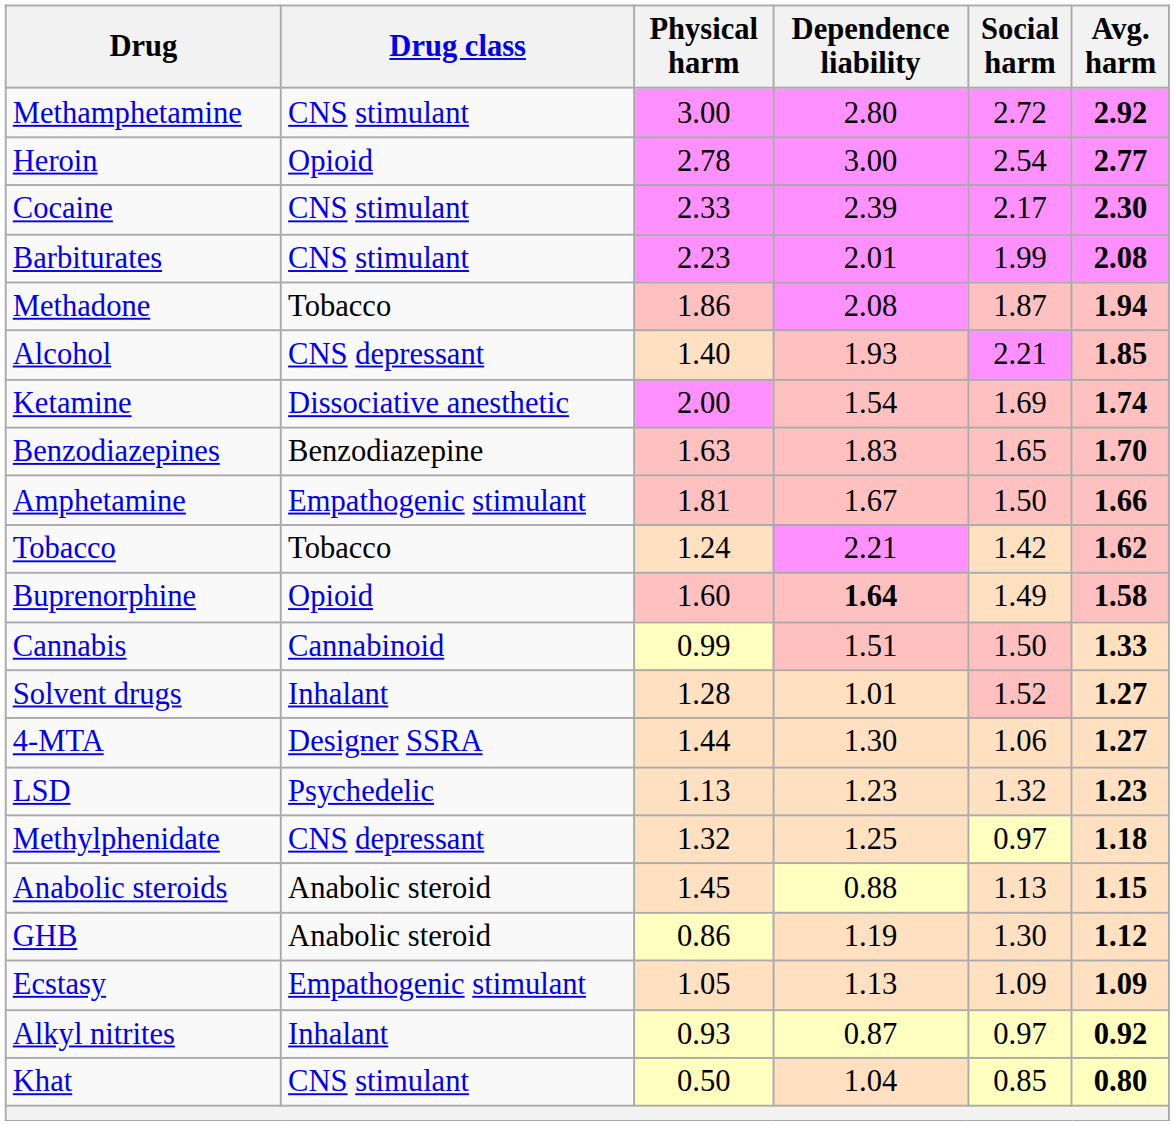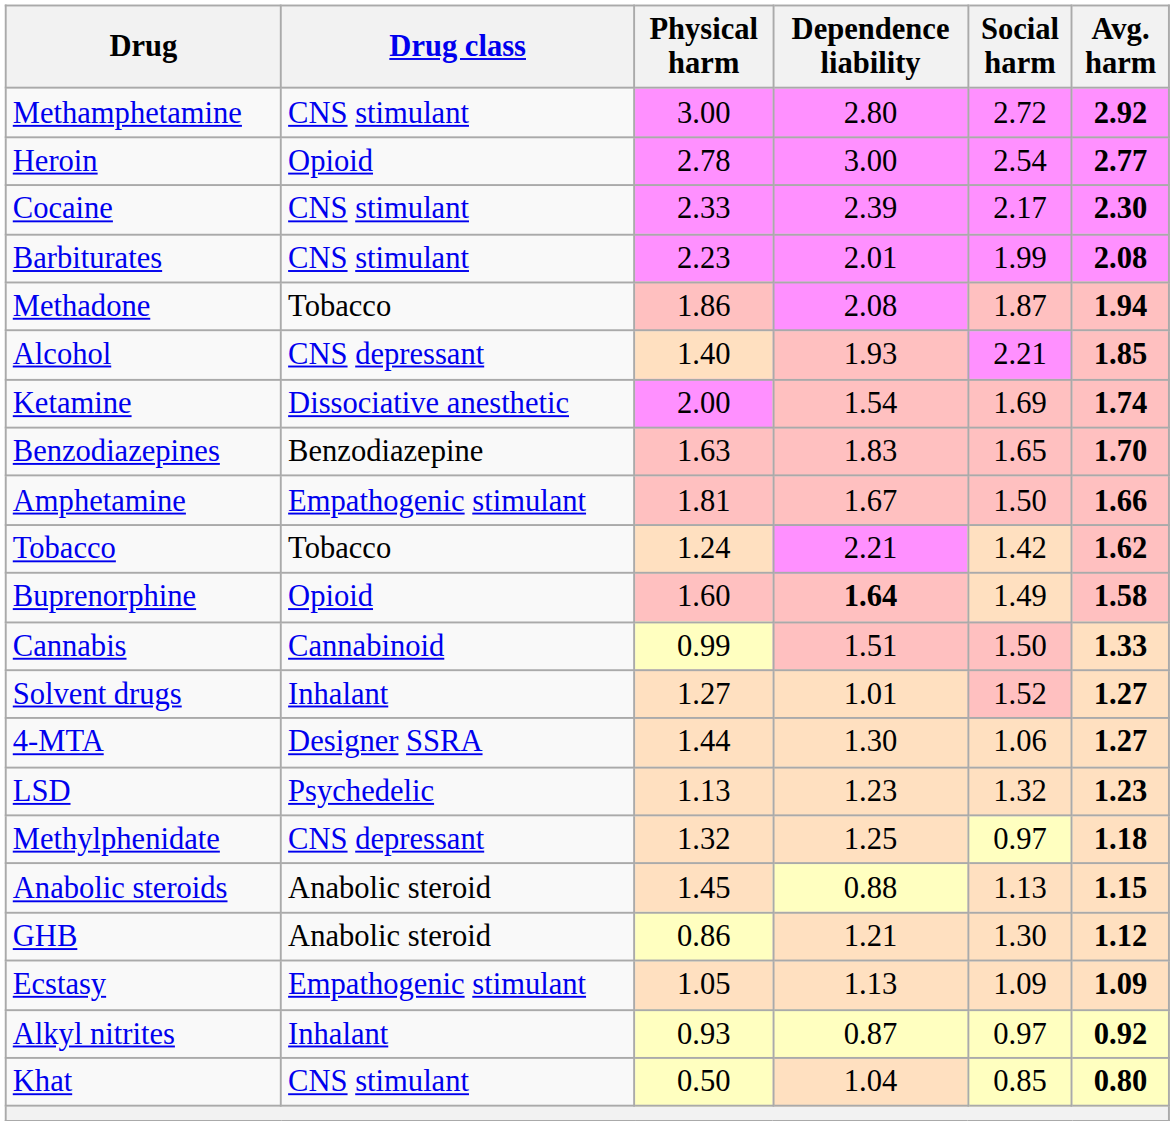(704, 693) 1.28 -> (704, 693) 1.27
(871, 936) 1.19 -> (871, 936) 1.21
